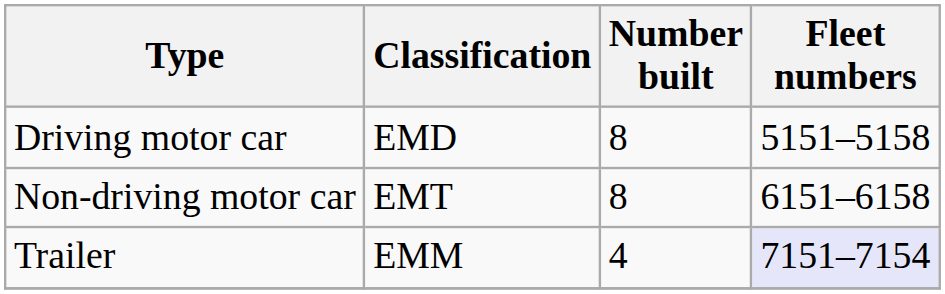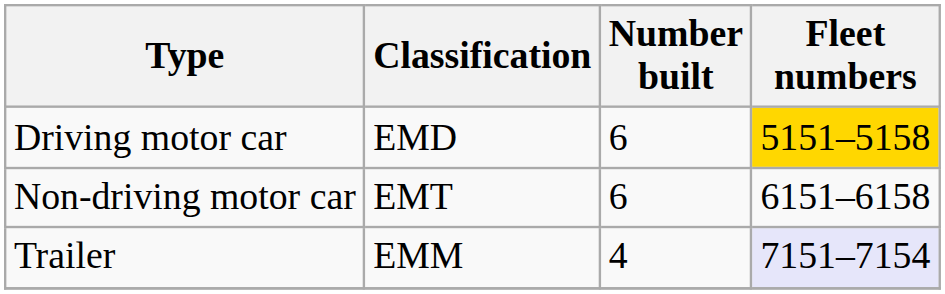(618, 136) 8 -> (618, 136) 6
(845, 136) no background -> (845, 136) gold background
(618, 196) 8 -> (618, 196) 6
